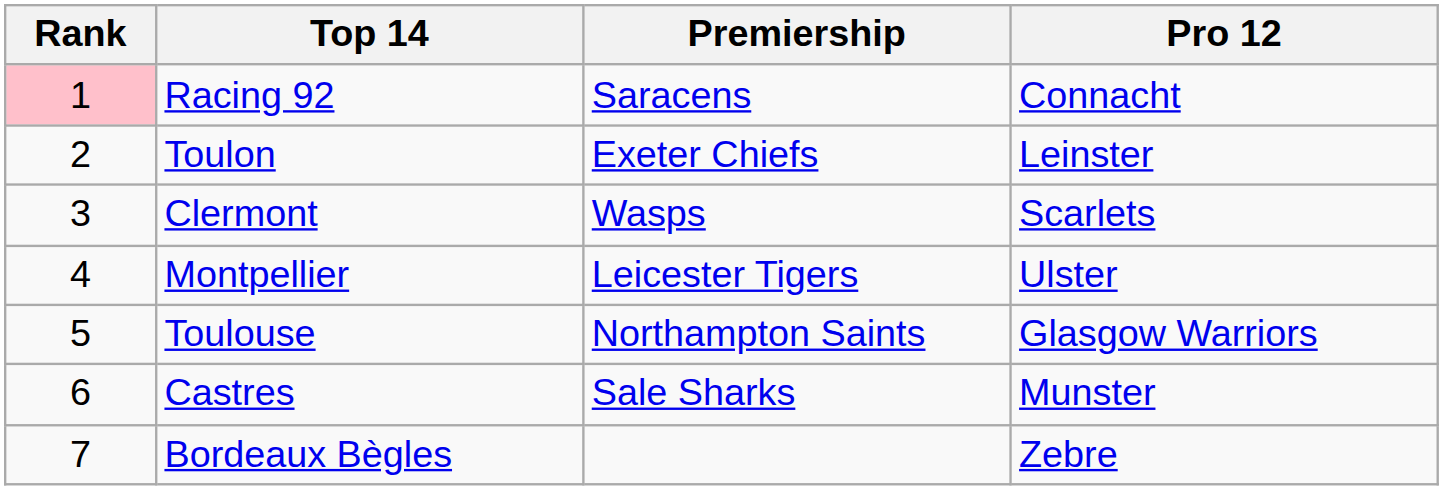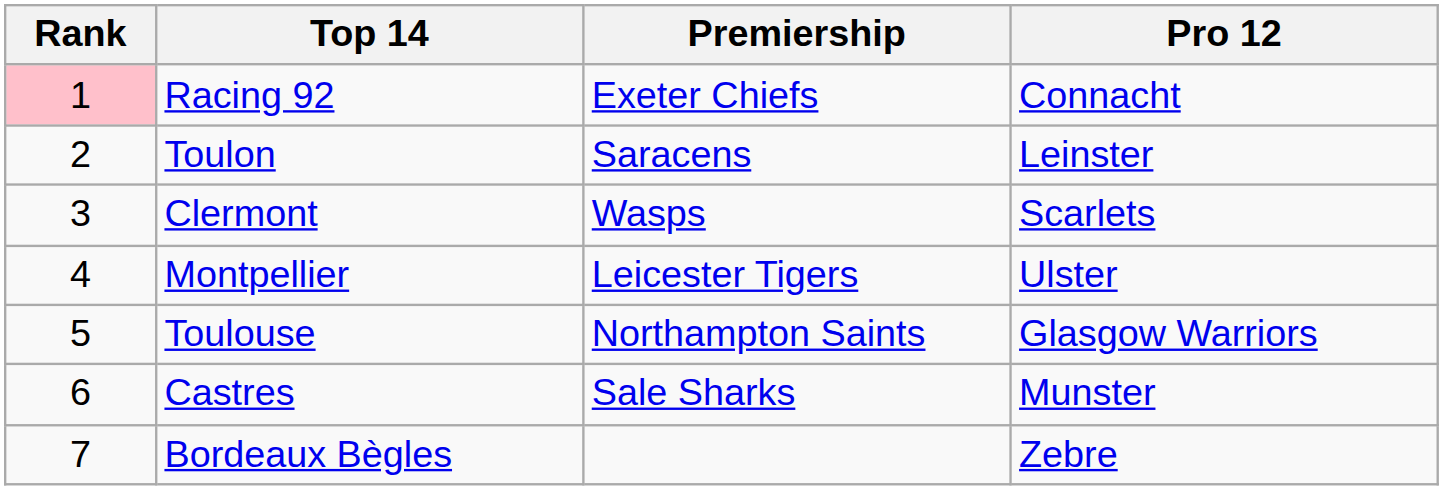(672, 94) Saracens -> (705, 94) Exeter Chiefs
(705, 154) Exeter Chiefs -> (672, 154) Saracens
